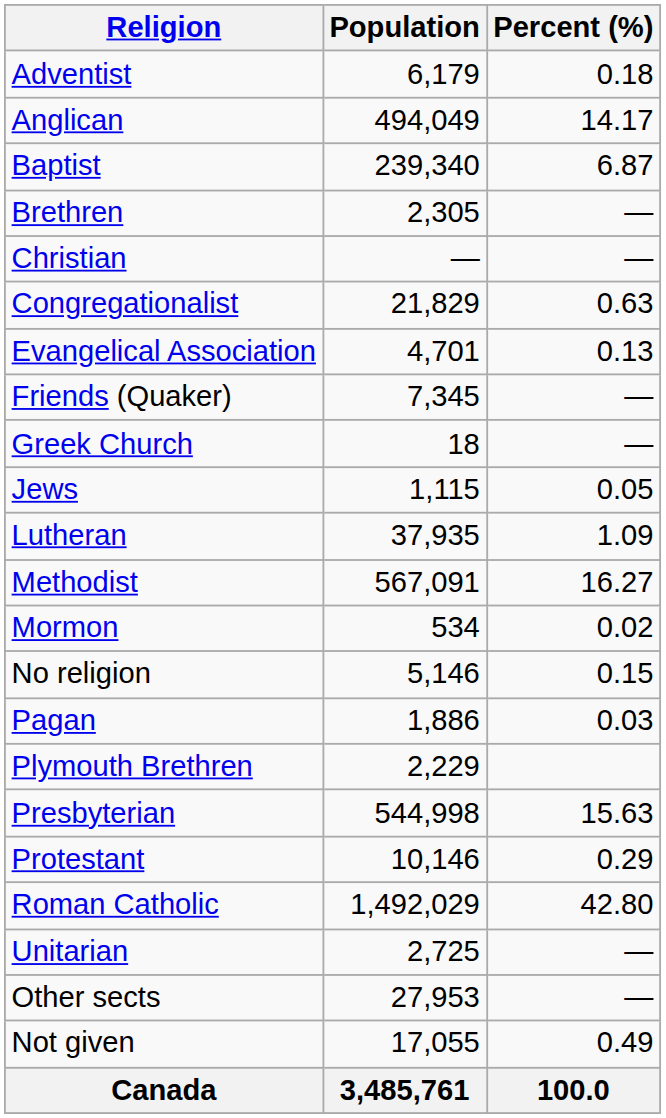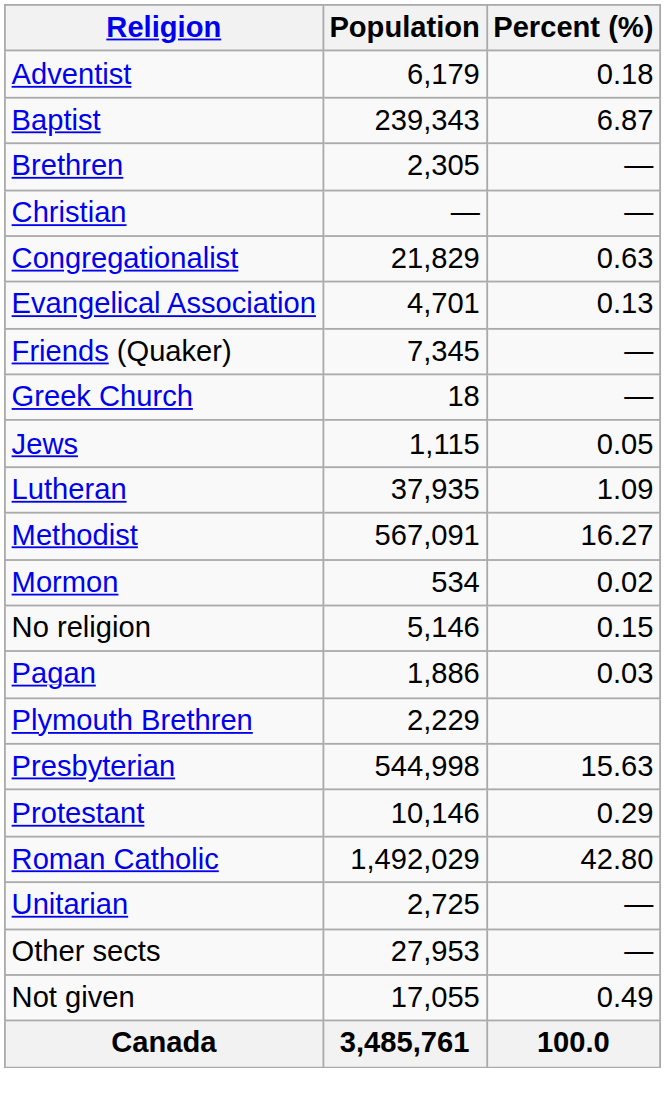- row: (67, 119)
(427, 166) 239,340 -> (427, 119) 239,343
